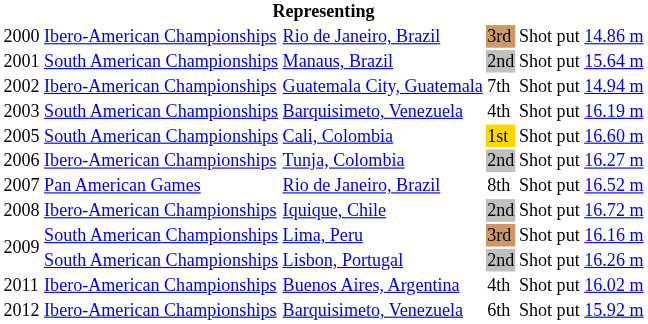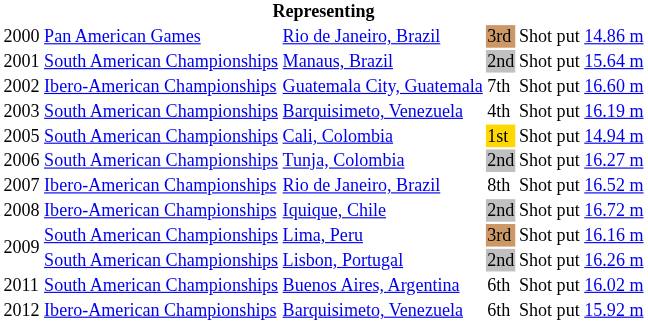(160, 36) Ibero-American Championships -> (122, 36) Pan American Games
(614, 86) 14.94 m -> (614, 86) 16.60 m
(614, 135) 16.60 m -> (614, 135) 14.94 m
(160, 160) Ibero-American Championships -> (161, 160) South American Championships
(122, 185) Pan American Games -> (160, 185) Ibero-American Championships
(160, 284) Ibero-American Championships -> (161, 284) South American Championships
(499, 284) 4th -> (499, 284) 6th
